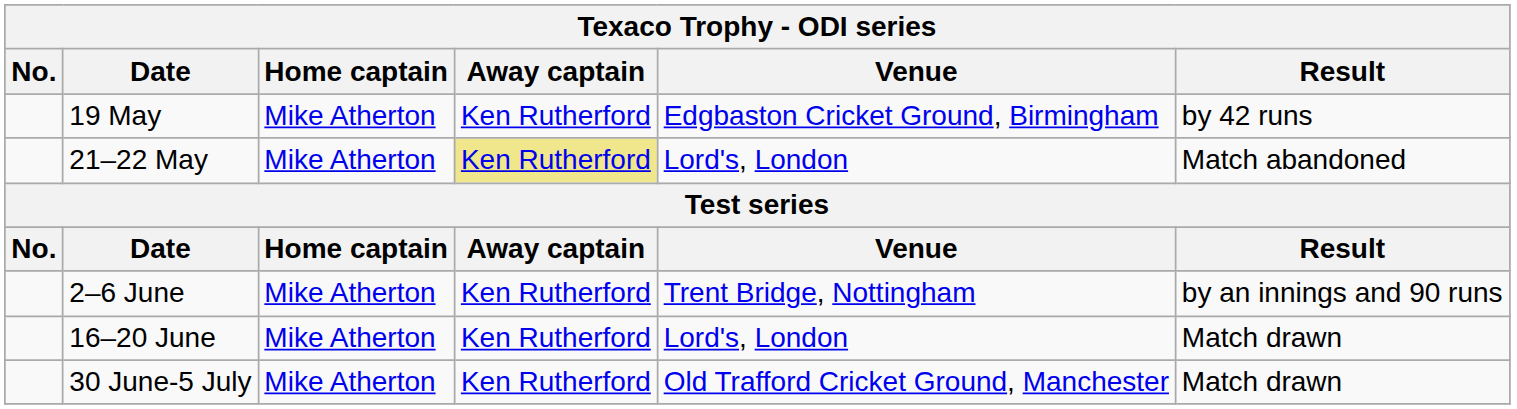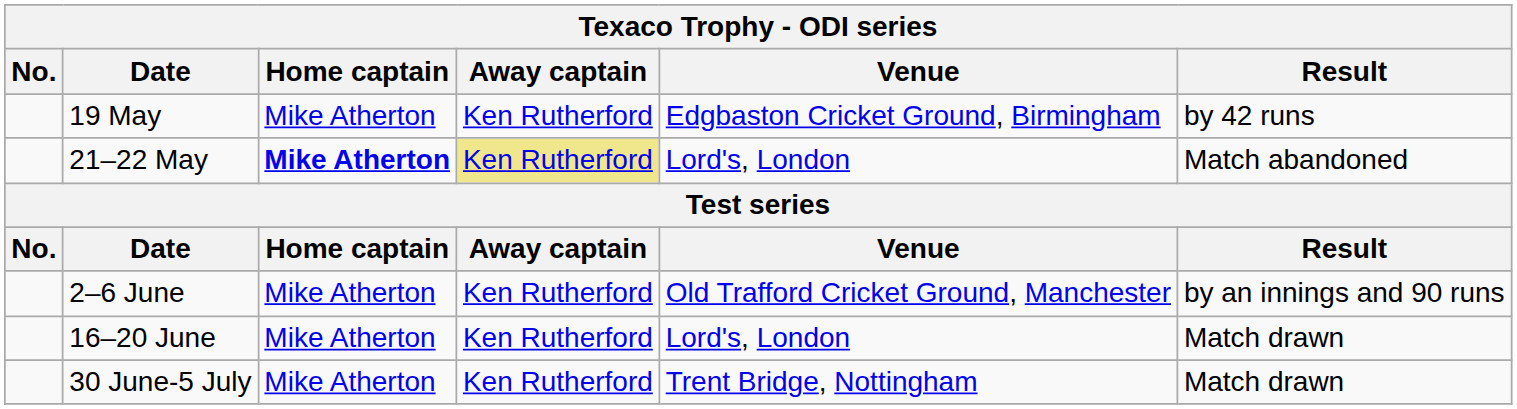(350, 159) normal -> (357, 159) bold
(820, 293) Trent Bridge, Nottingham -> (918, 293) Old Trafford Cricket Ground, Manchester
(916, 381) Old Trafford Cricket Ground, Manchester -> (822, 381) Trent Bridge, Nottingham
